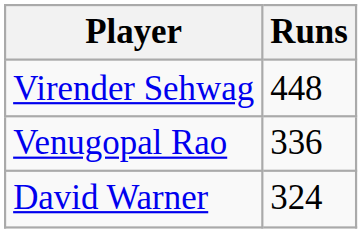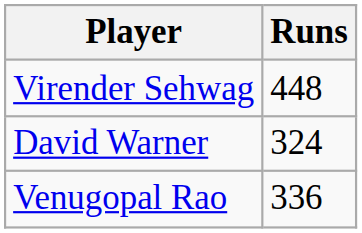rows swapped: (120, 142) <-> (111, 198)
